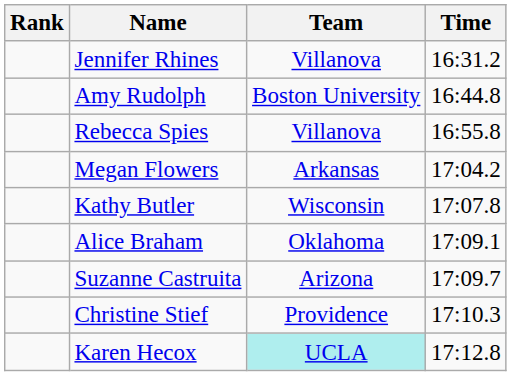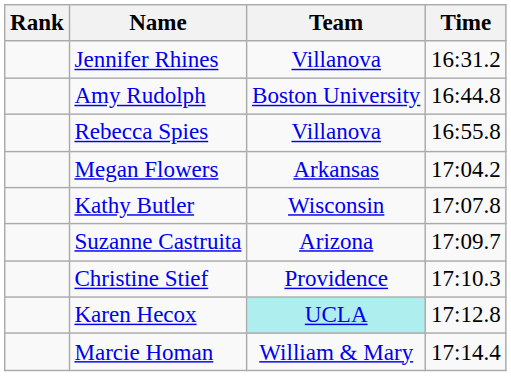- row: (139, 242)
+ row: (144, 351)
